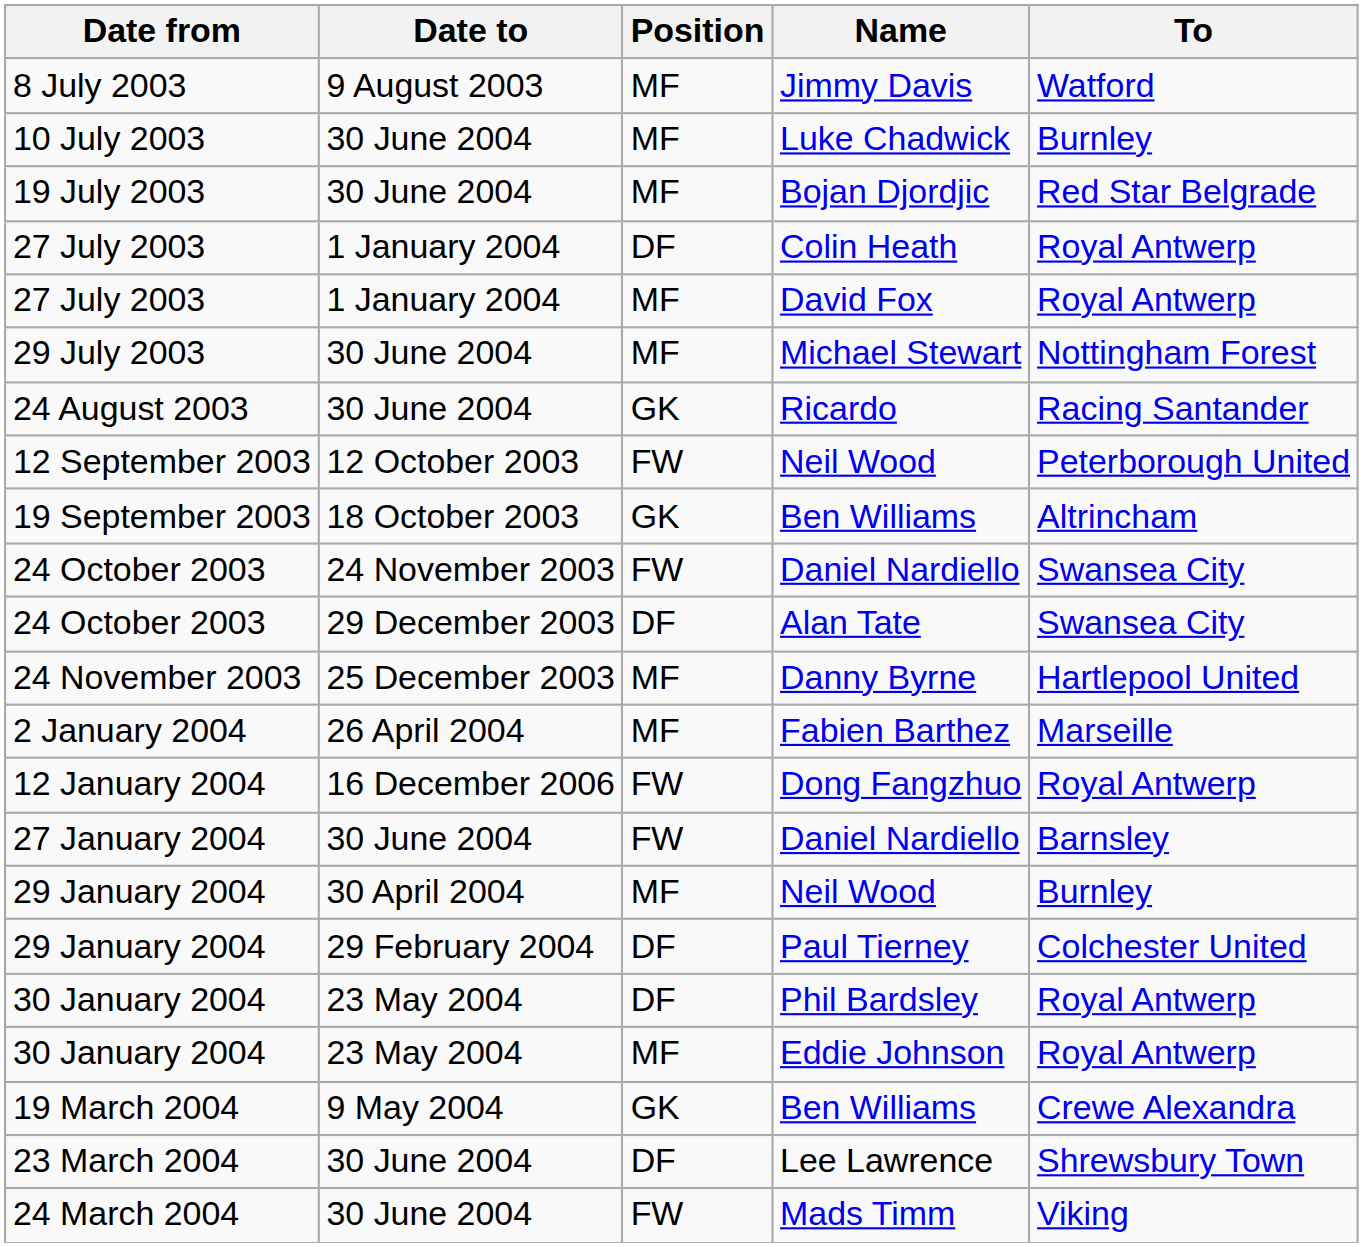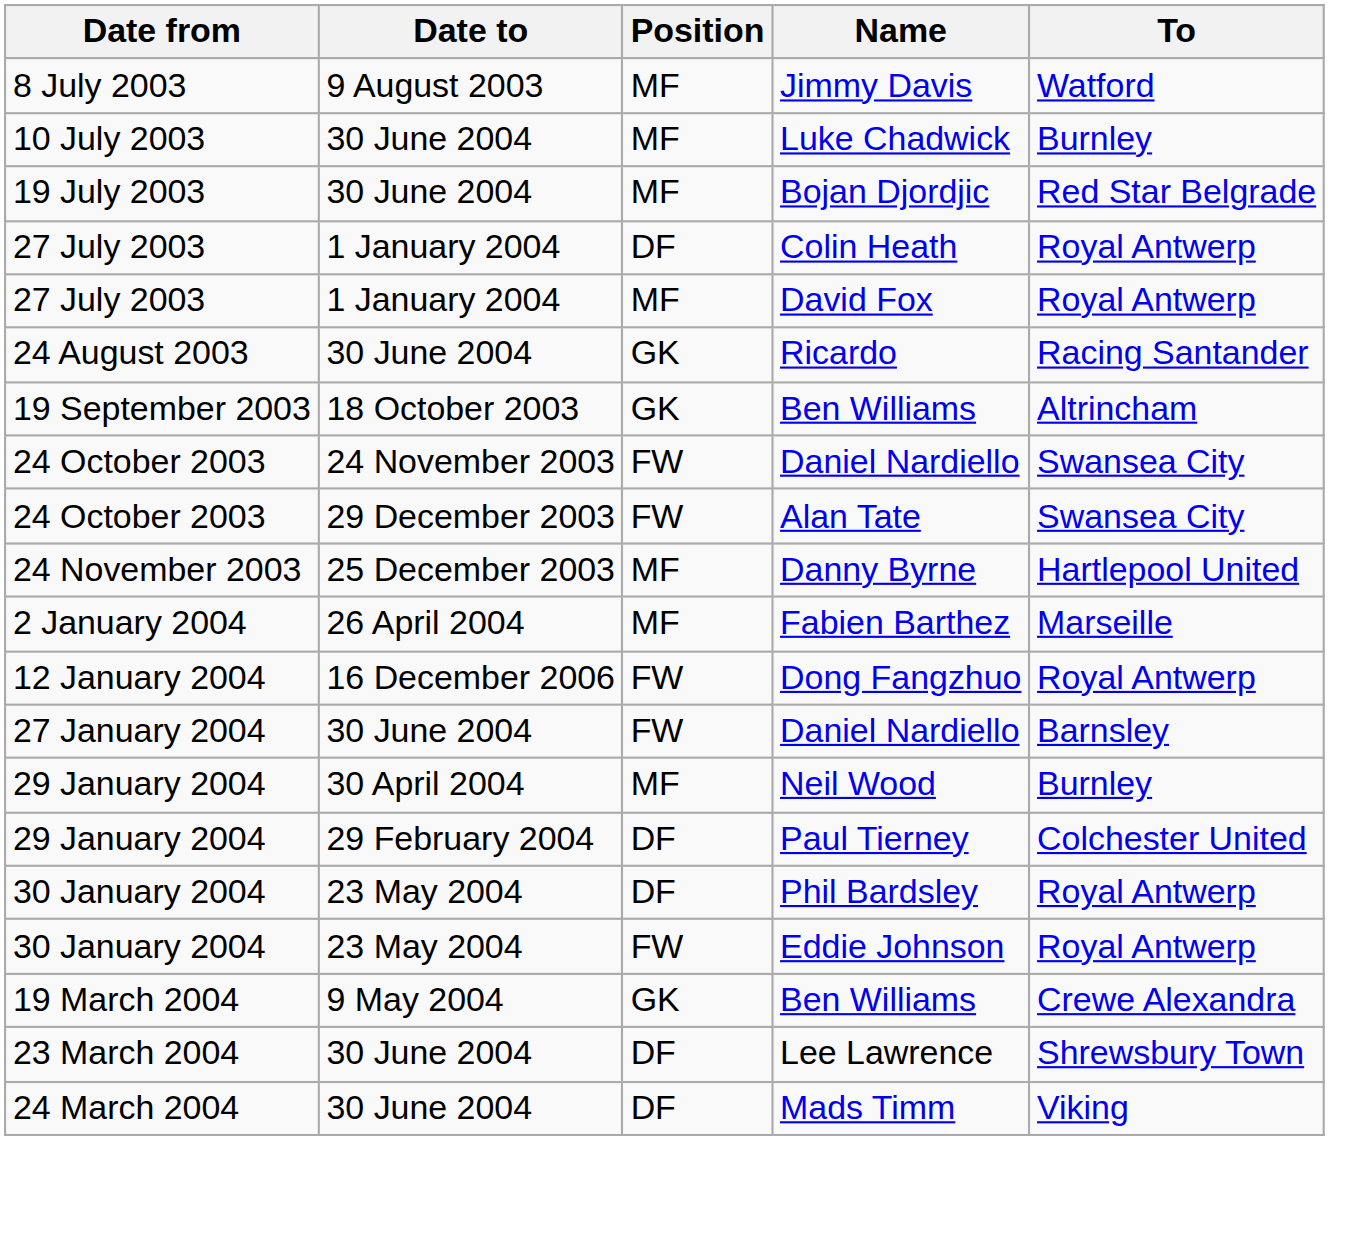- row: (109, 354)
- row: (162, 461)
(653, 623) DF -> (657, 515) FW
(655, 1053) MF -> (657, 945) FW
(657, 1214) FW -> (653, 1107) DF
